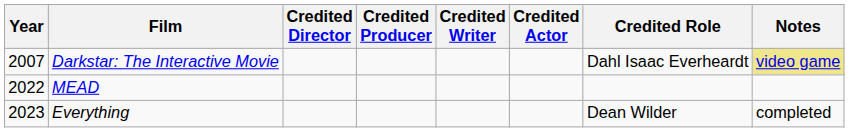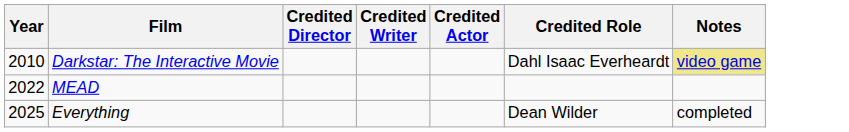- column: (396, 26)
(26, 61) 2007 -> (26, 61) 2010
(26, 113) 2023 -> (26, 113) 2025
